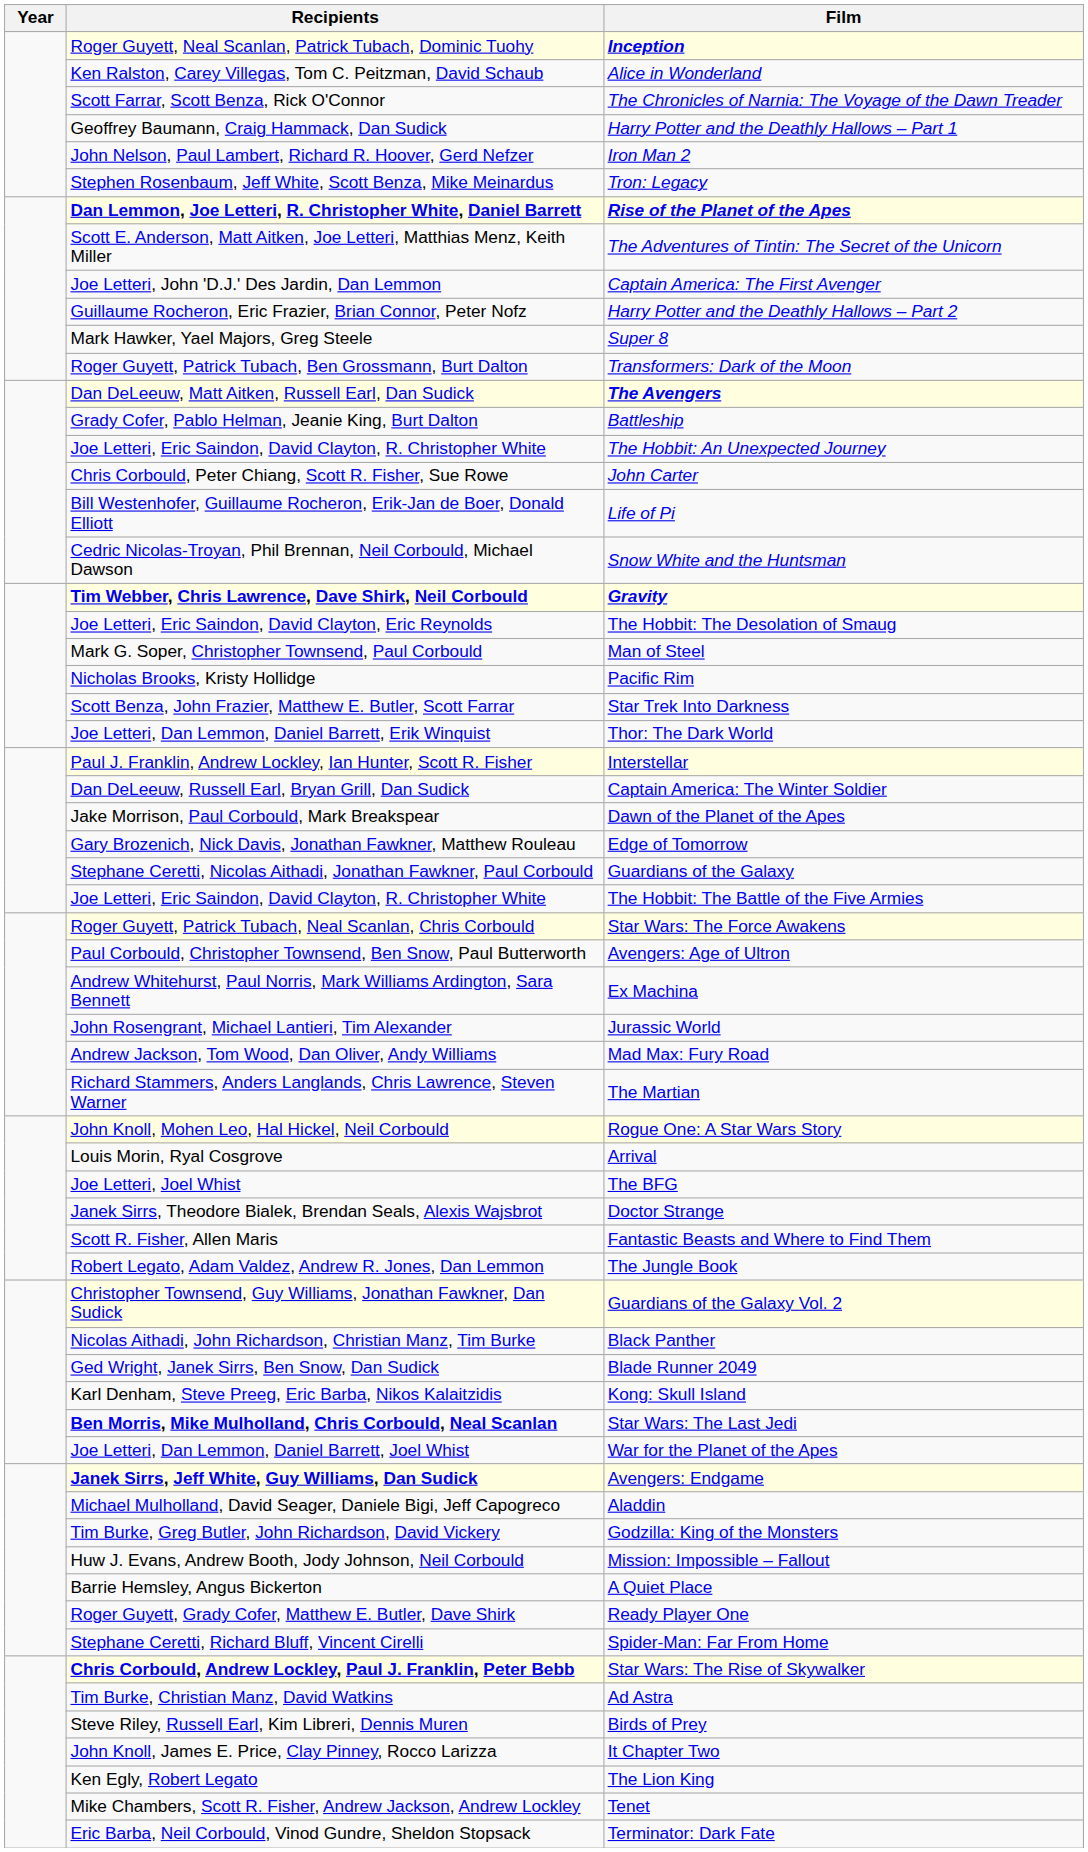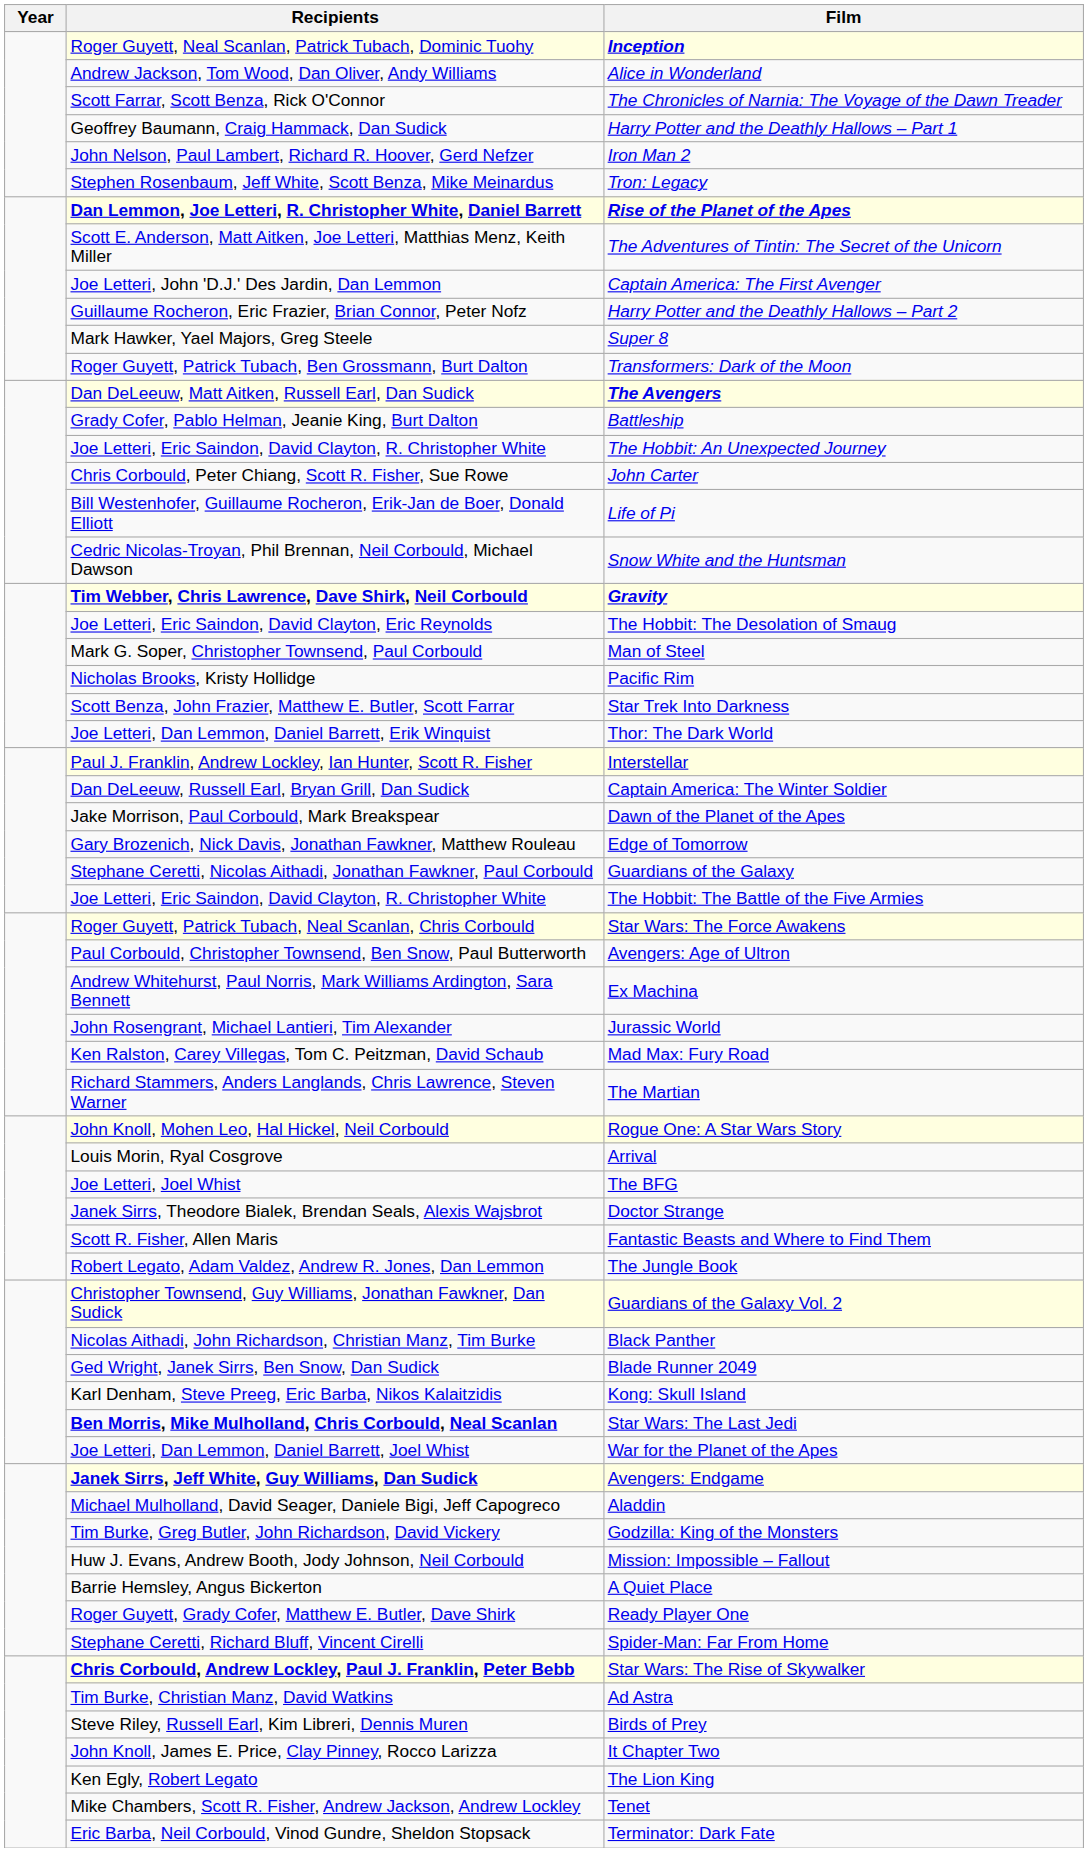(307, 73) Ken Ralston, Carey Villegas, Tom C. Peitzman, David Schaub -> (283, 73) Andrew Jackson, Tom Wood, Dan Oliver, Andy Williams
(283, 1055) Andrew Jackson, Tom Wood, Dan Oliver, Andy Williams -> (307, 1055) Ken Ralston, Carey Villegas, Tom C. Peitzman, David Schaub
